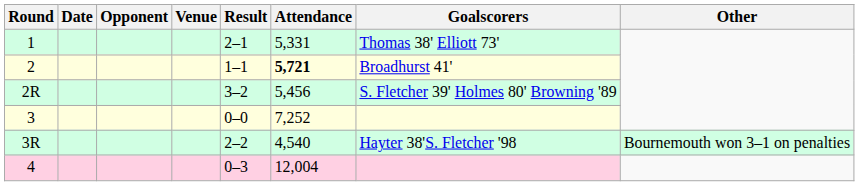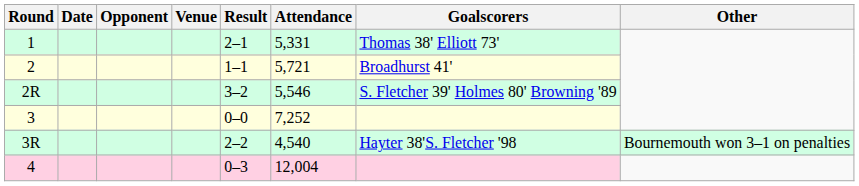(293, 67) bold -> (293, 67) normal
(293, 92) 5,456 -> (293, 92) 5,546
